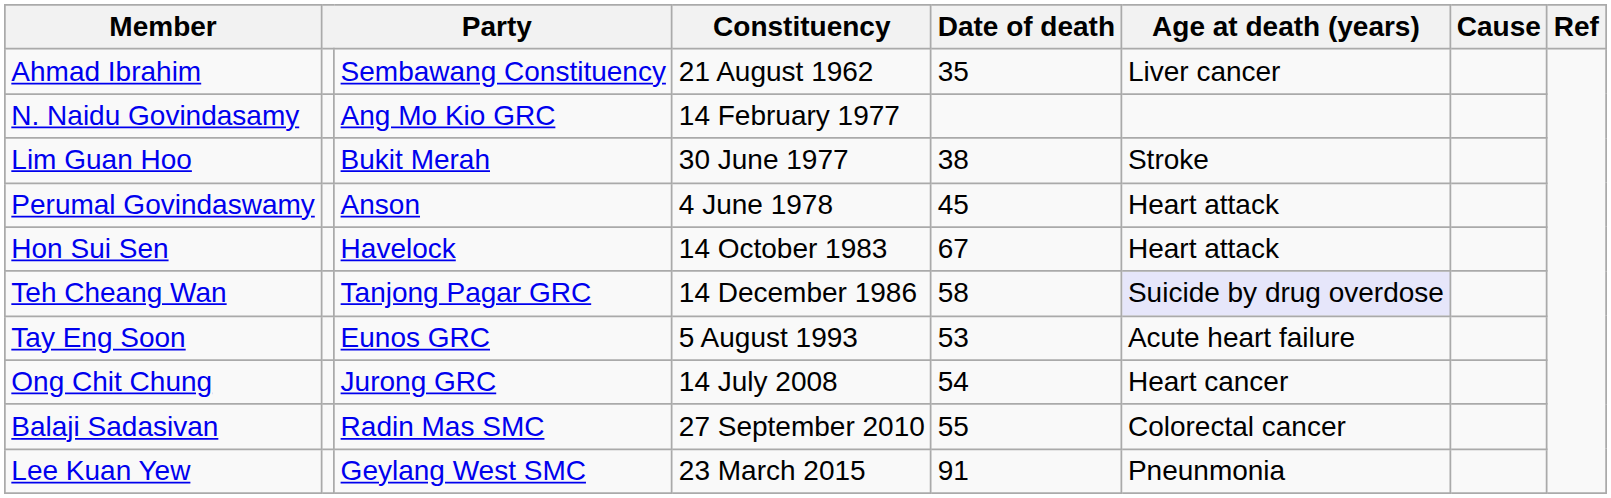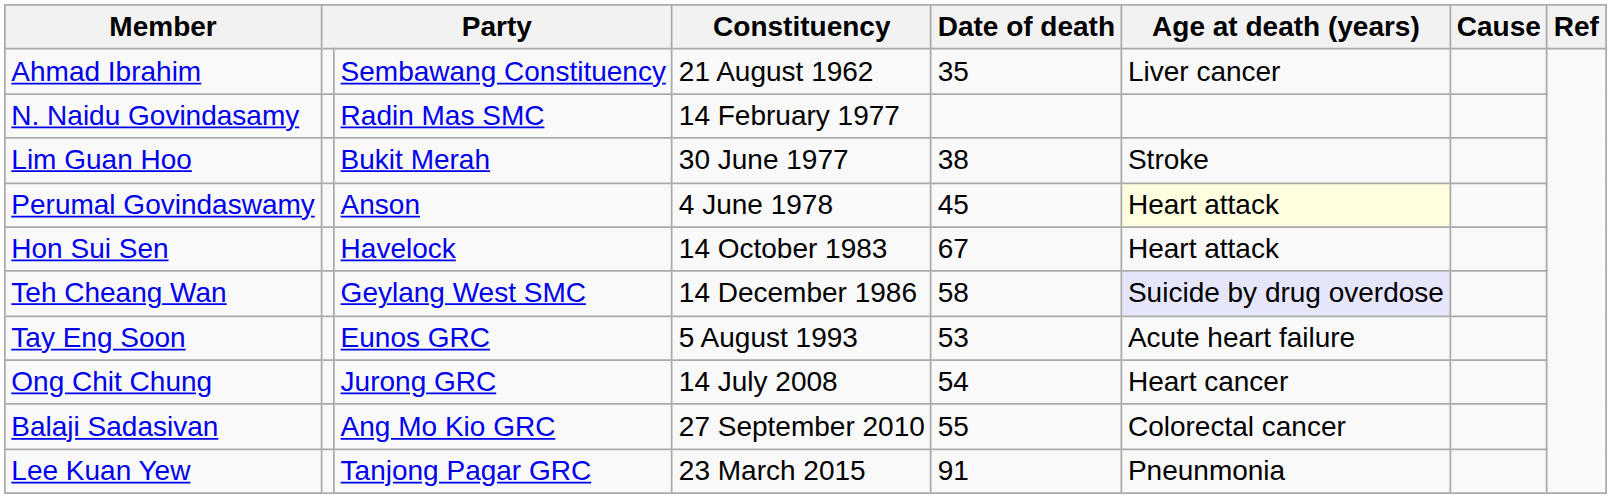(448, 115) Ang Mo Kio GRC -> (443, 115) Radin Mas SMC
(1203, 204) no background -> (1203, 204) lightyellow background
(466, 293) Tanjong Pagar GRC -> (463, 293) Geylang West SMC
(443, 426) Radin Mas SMC -> (448, 426) Ang Mo Kio GRC
(463, 470) Geylang West SMC -> (466, 470) Tanjong Pagar GRC
